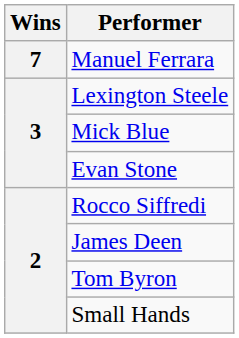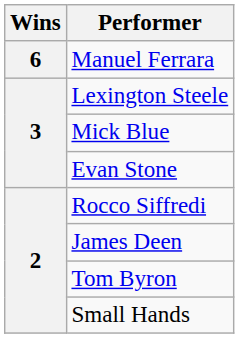(35, 59) 7 -> (35, 59) 6
